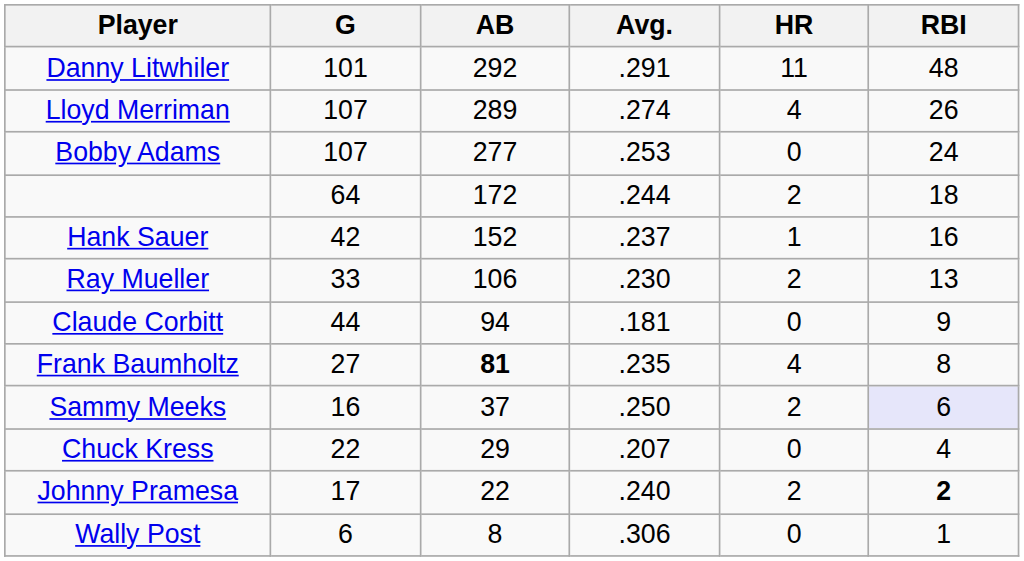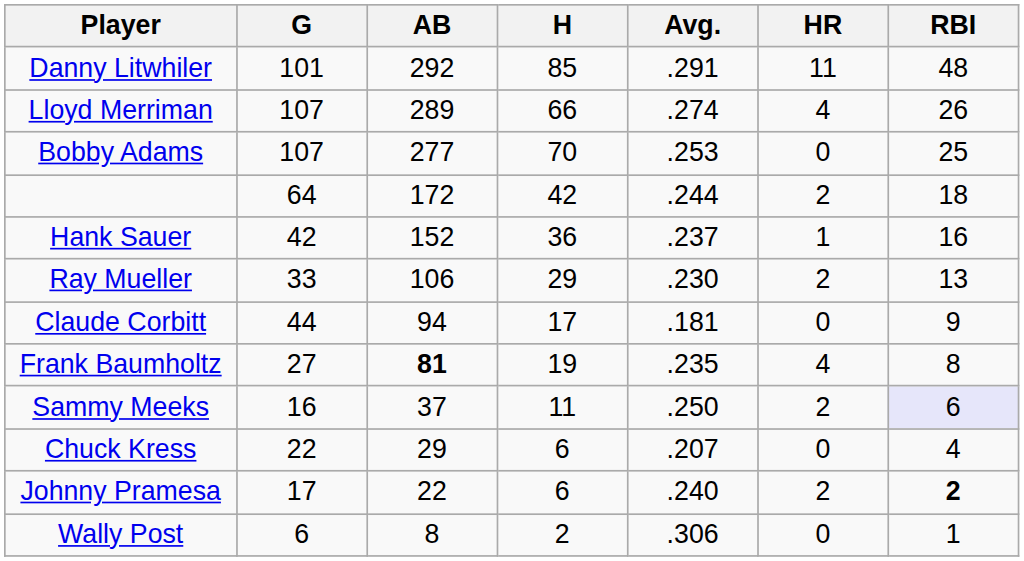+ column: (562, 25)
(944, 152) 24 -> (953, 152) 25
